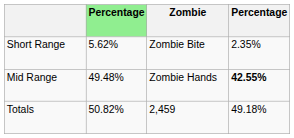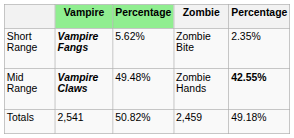+ column: (84, 12)
